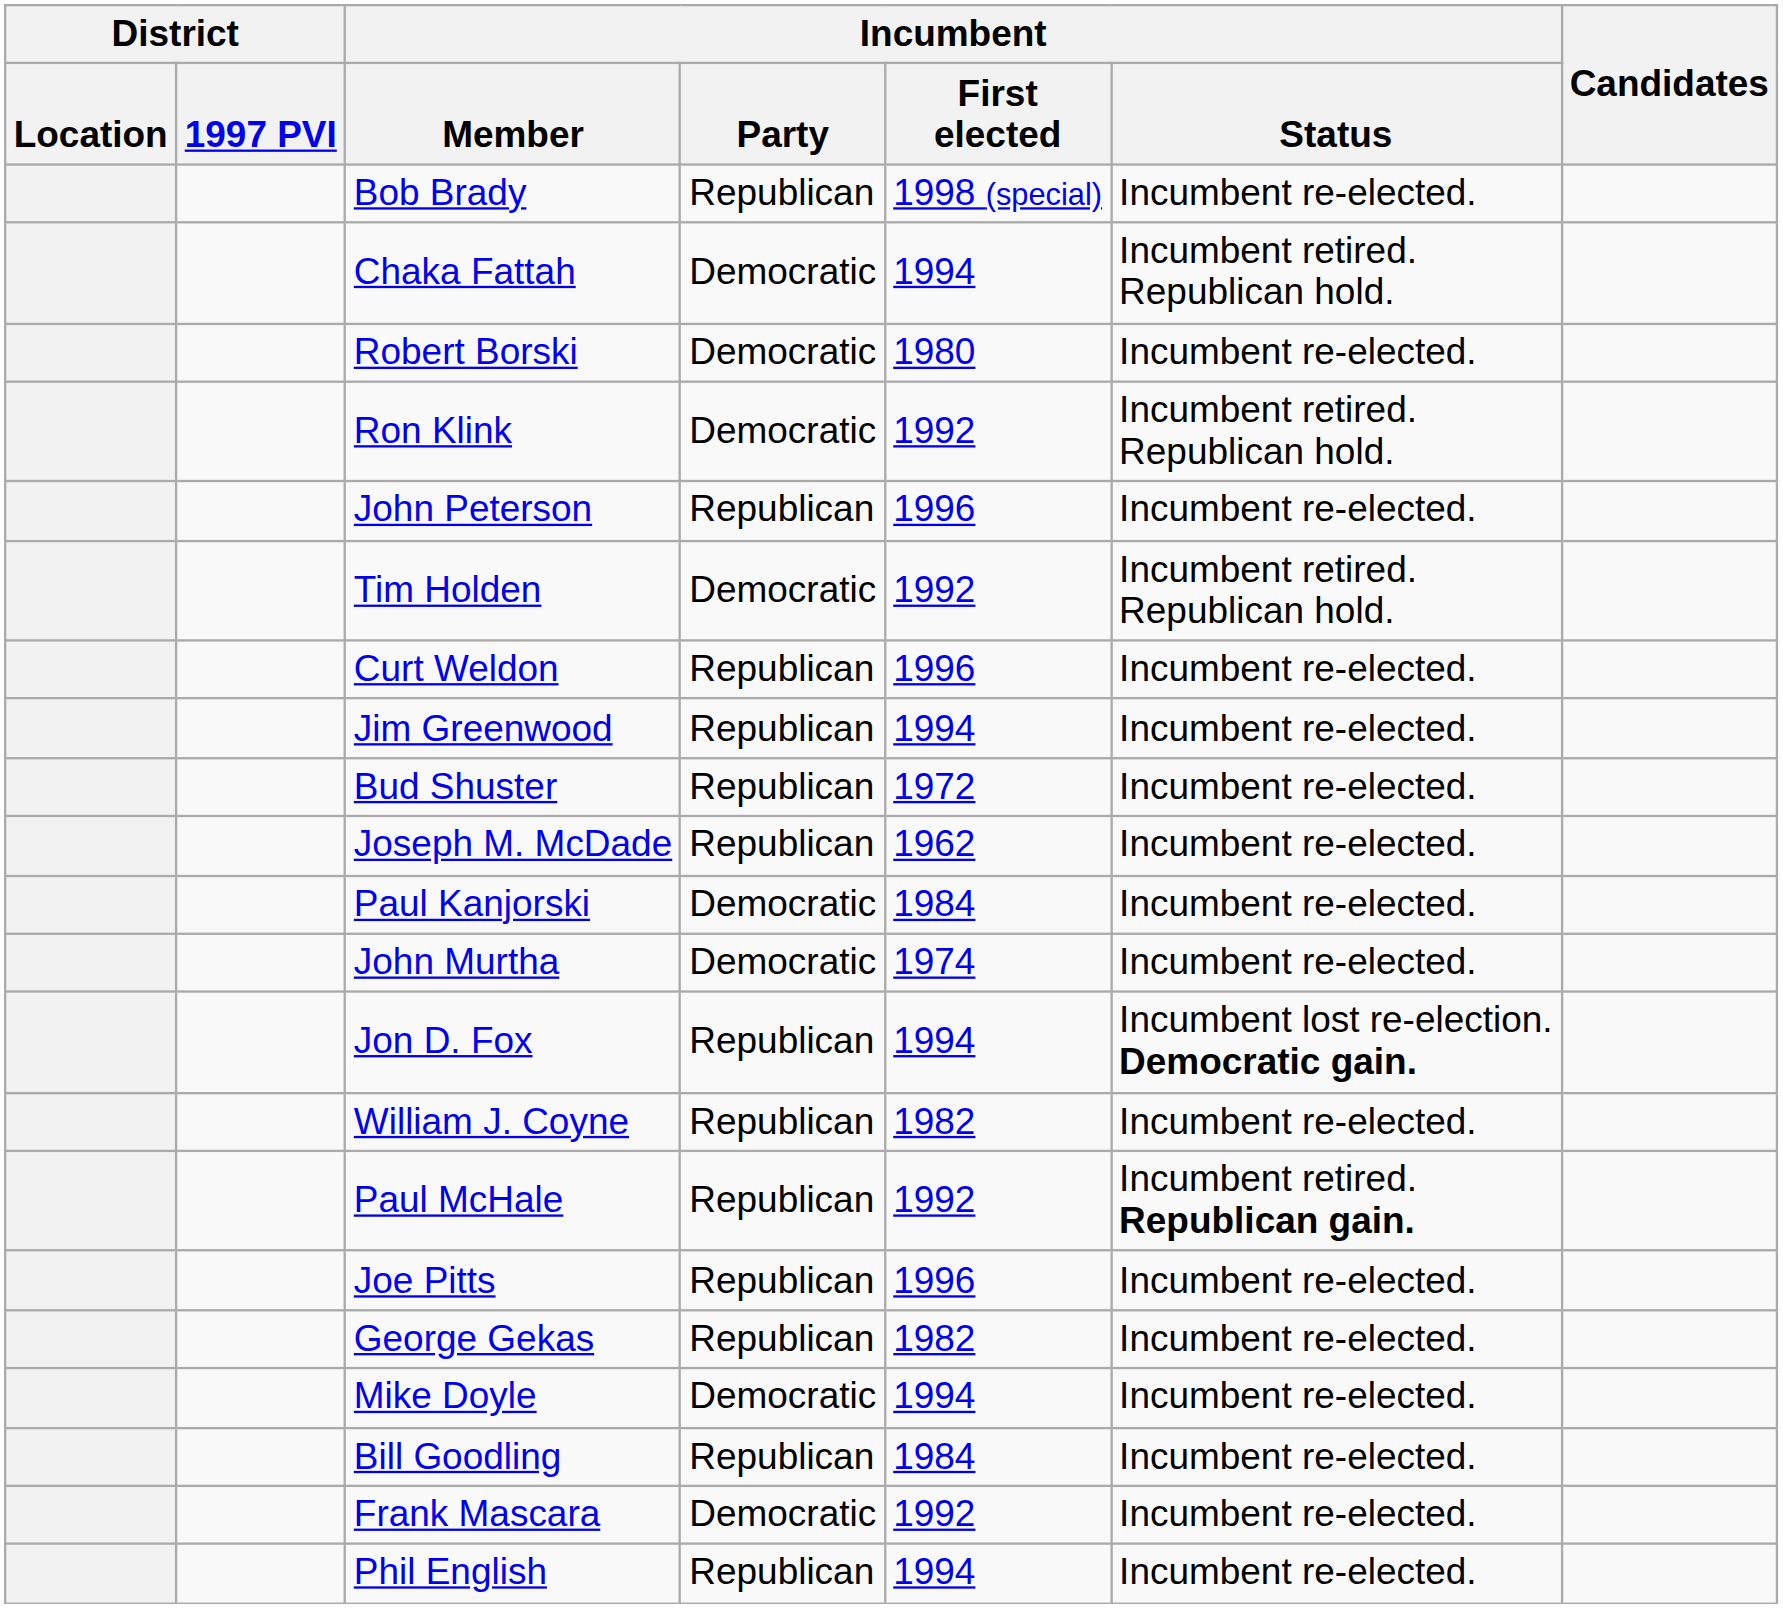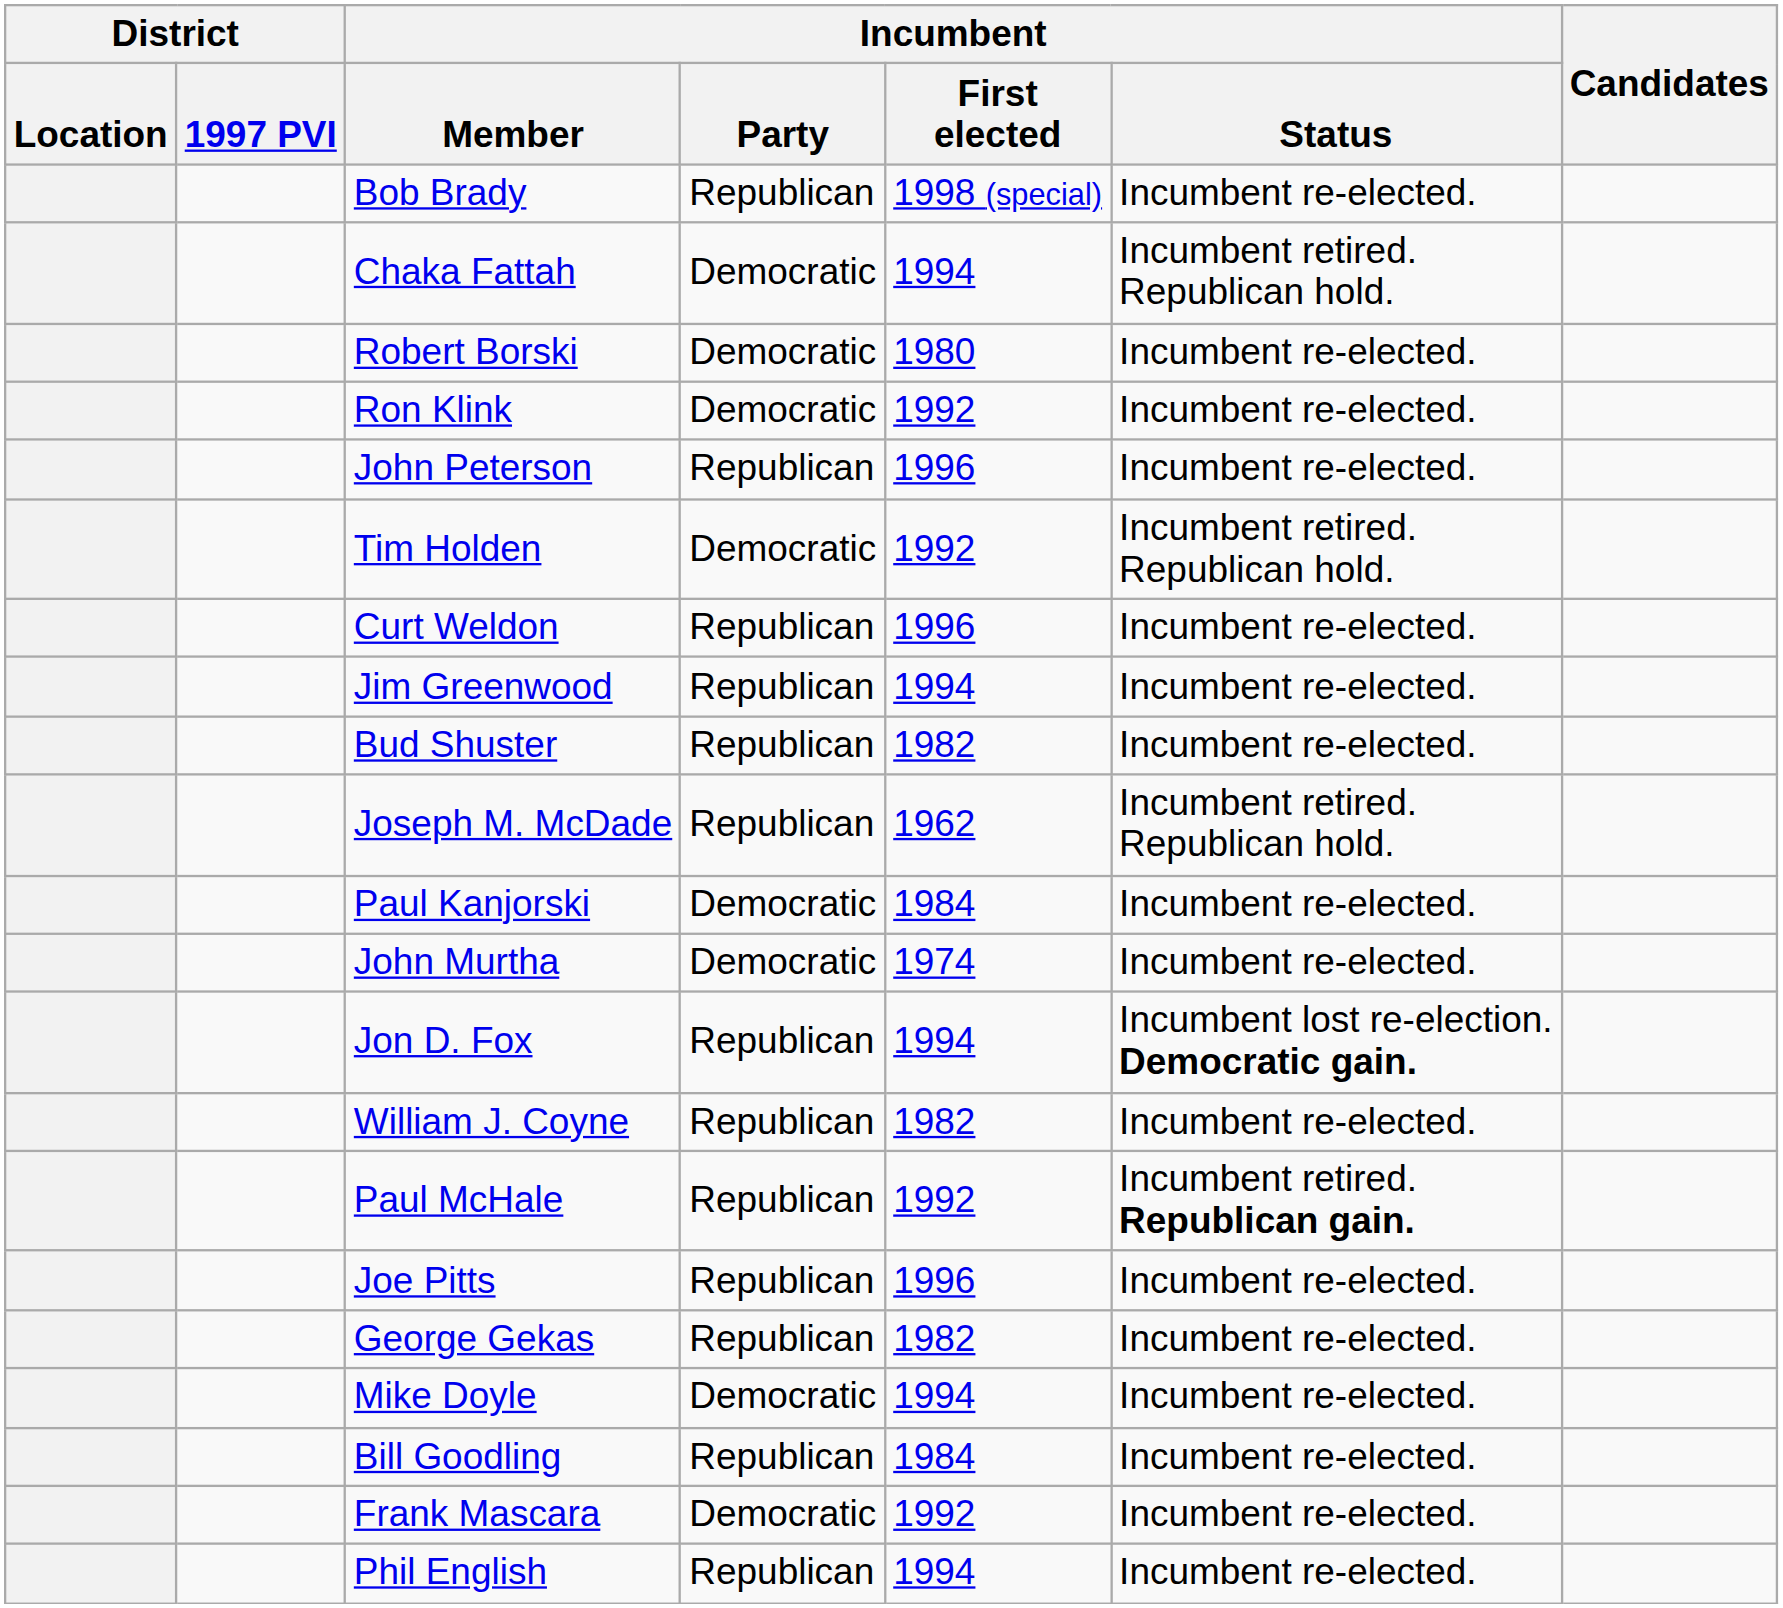(1268, 430) Incumbent retired. Republican hold. -> (1298, 410) Incumbent re-elected.
(934, 786) 1972 -> (934, 744) 1982
(1298, 844) Incumbent re-elected. -> (1268, 824) Incumbent retired. Republican hold.
